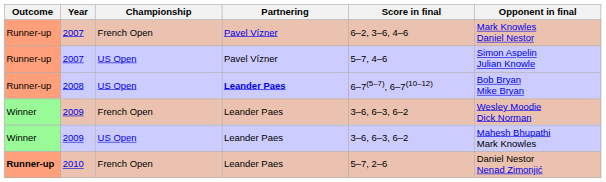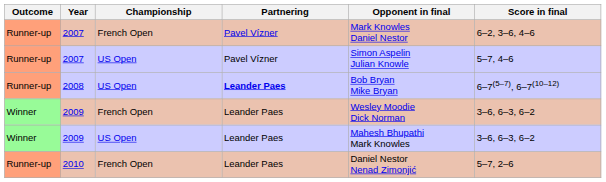columns swapped: (538, 11) <-> (411, 11)
(30, 164) bold -> (29, 164) normal
